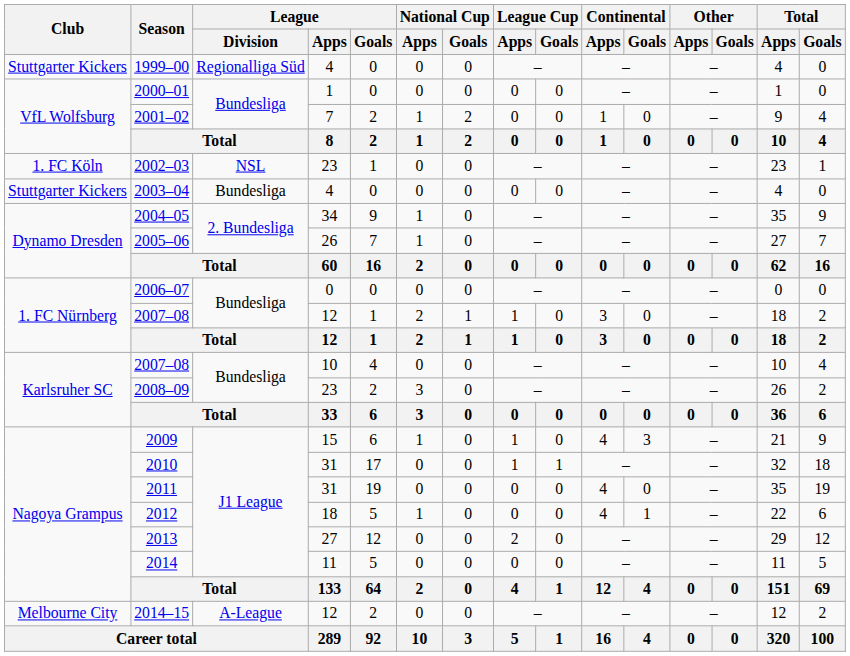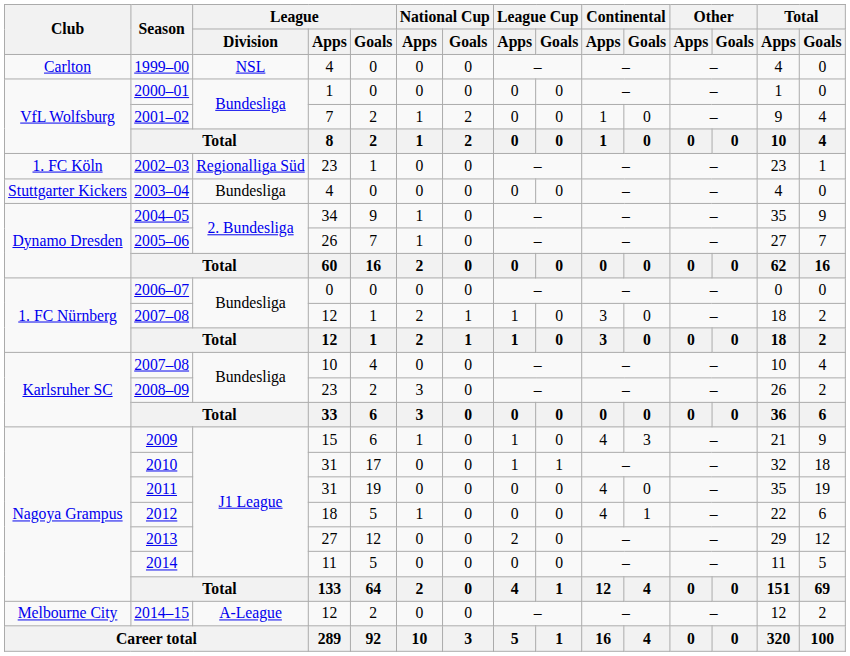(68, 66) Stuttgarter Kickers -> (68, 66) Carlton
(251, 66) Regionalliga Süd -> (251, 66) NSL
(251, 166) NSL -> (251, 166) Regionalliga Süd
